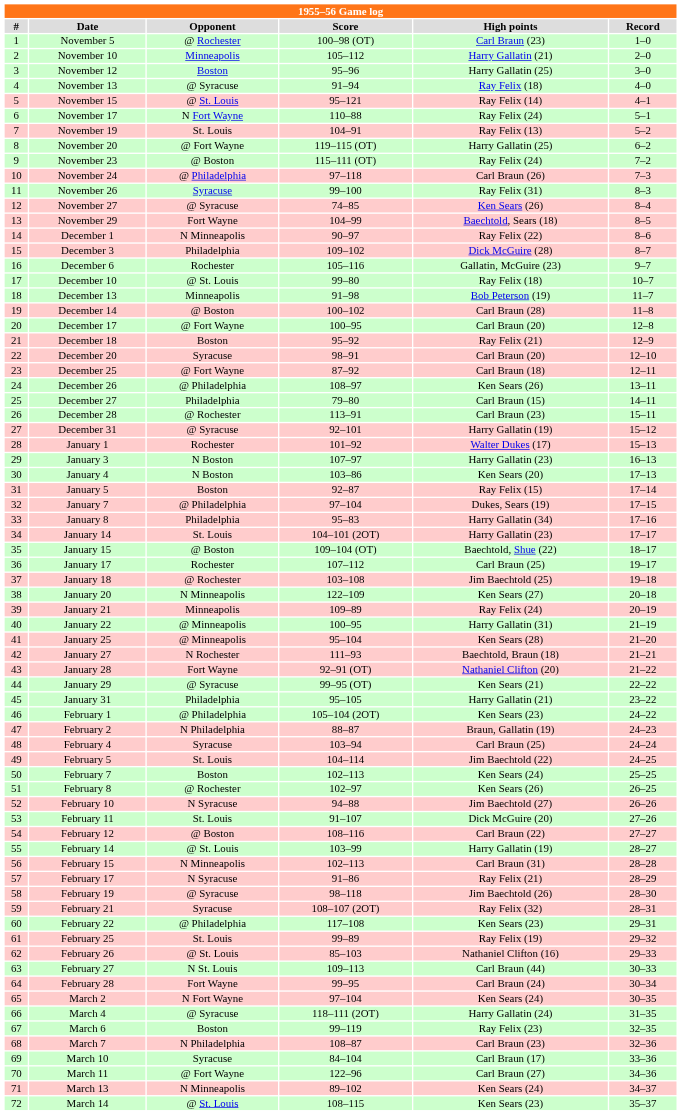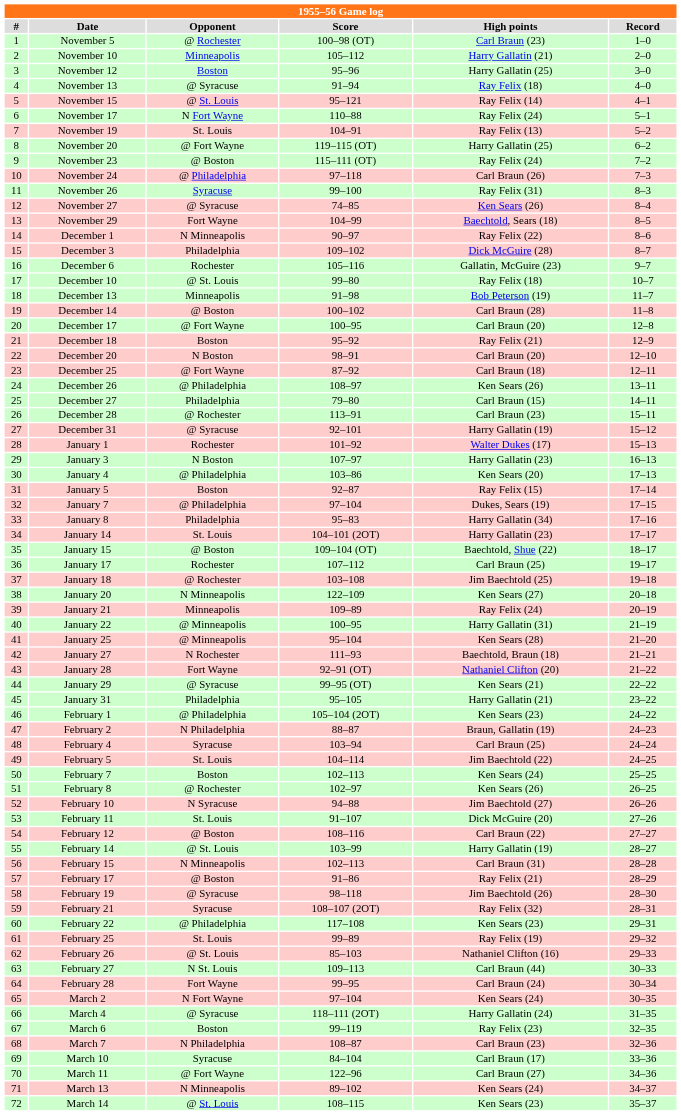(212, 355) Syracuse -> (212, 355) N Boston
(212, 475) N Boston -> (212, 475) @ Philadelphia
(212, 879) N Syracuse -> (212, 879) @ Boston
